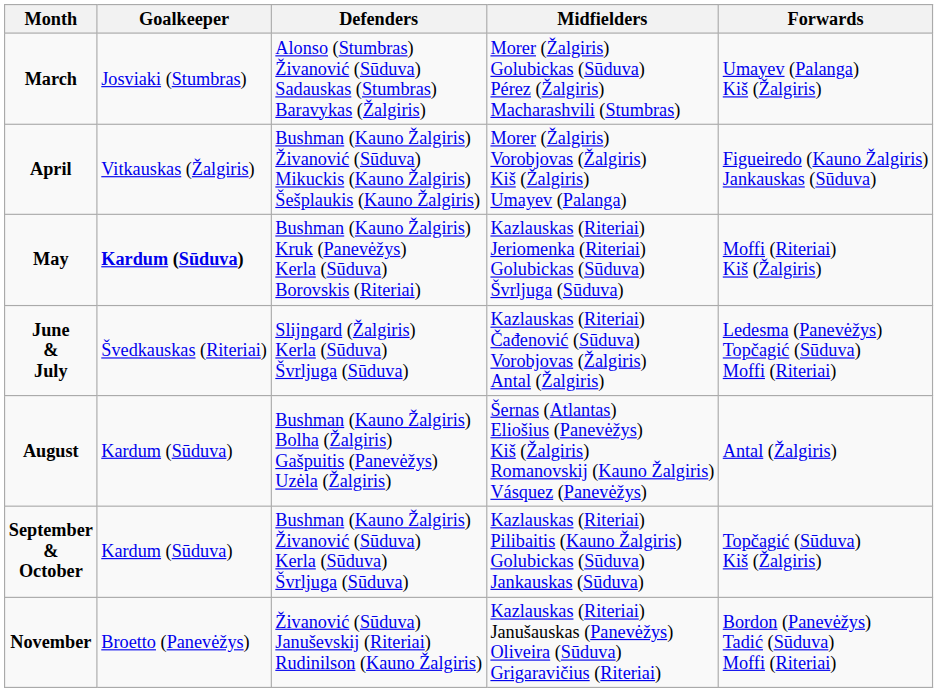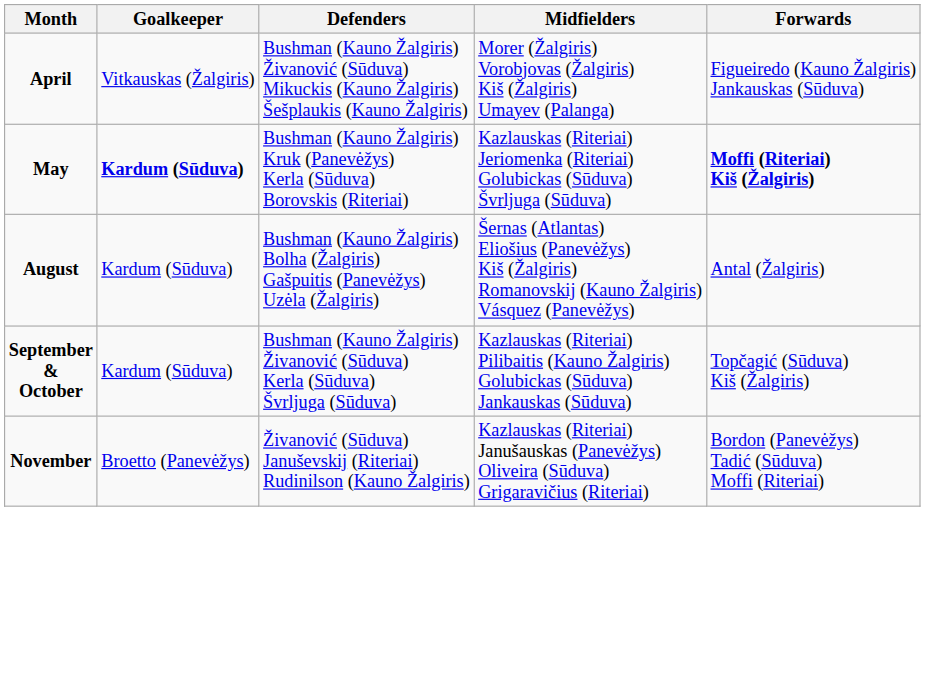- row: (51, 78)
(780, 259) normal -> (771, 169) bold
- row: (51, 350)
